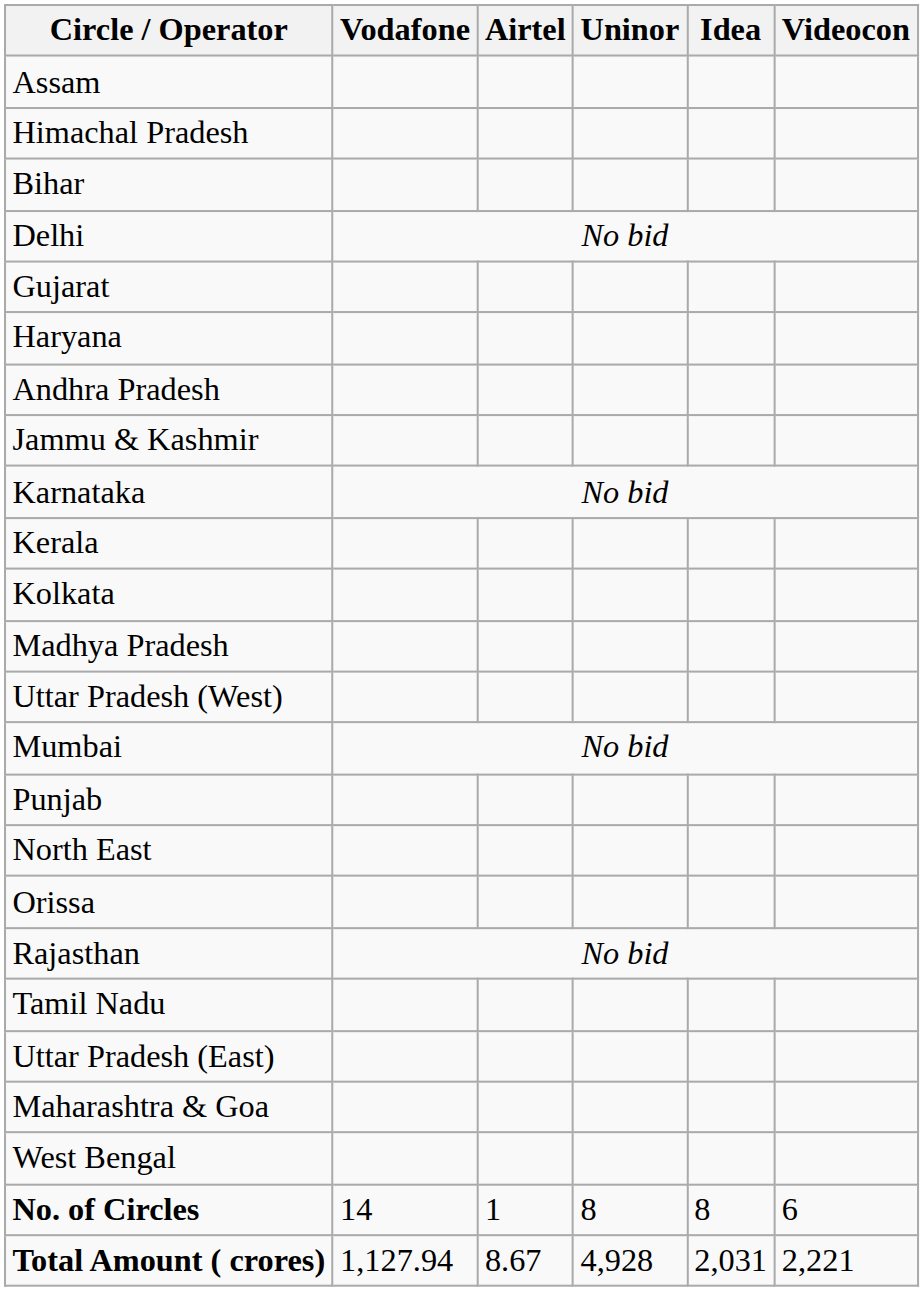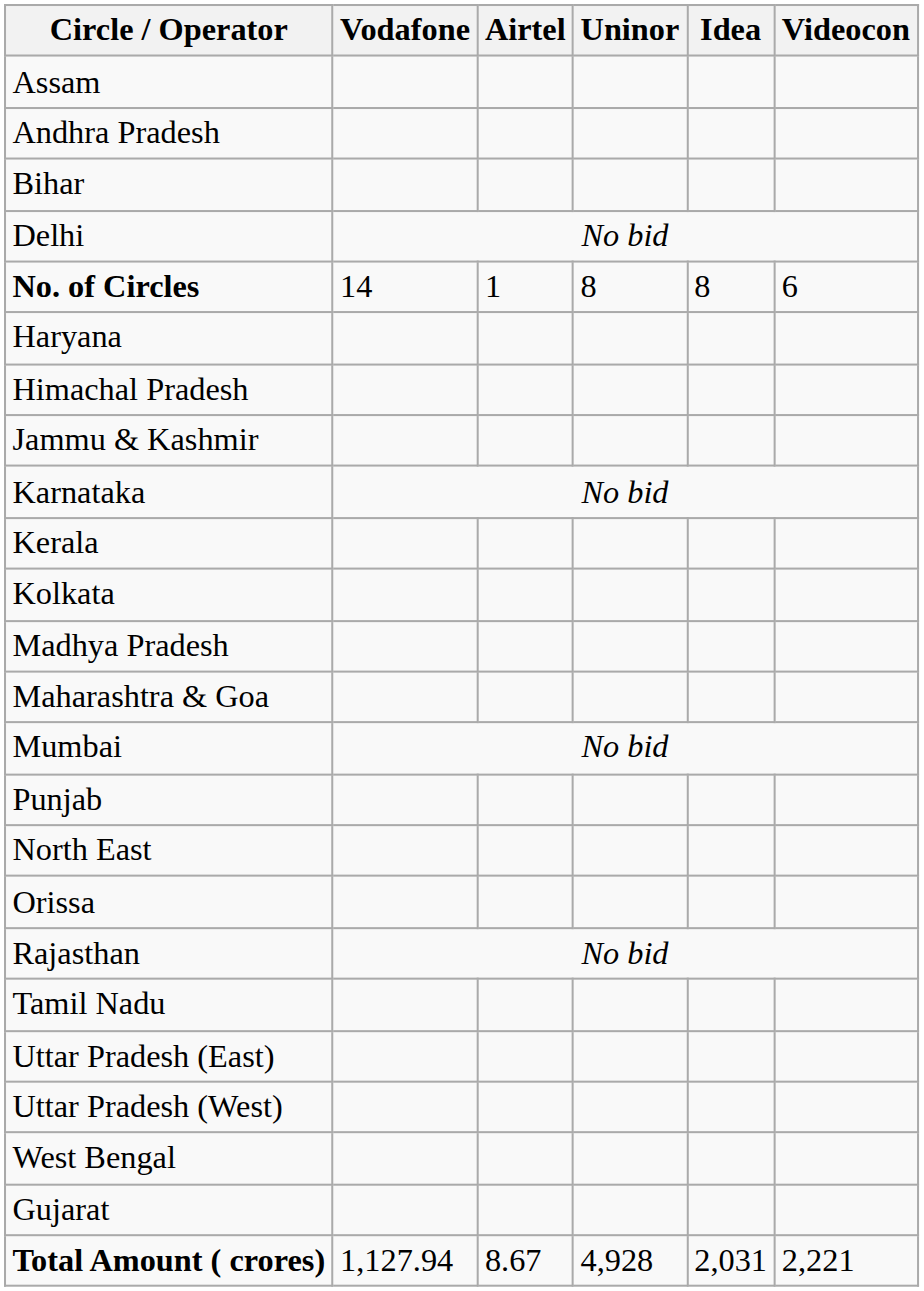rows swapped: (116, 388) <-> (130, 132)
rows swapped: (61, 286) <-> (106, 1209)
rows swapped: (141, 1106) <-> (148, 696)
